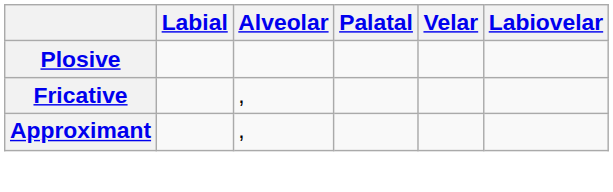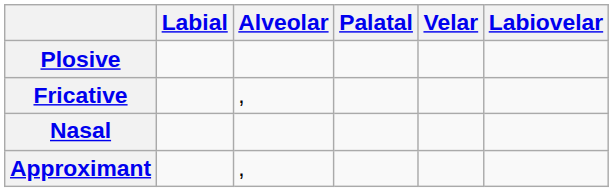+ row: (81, 131)
